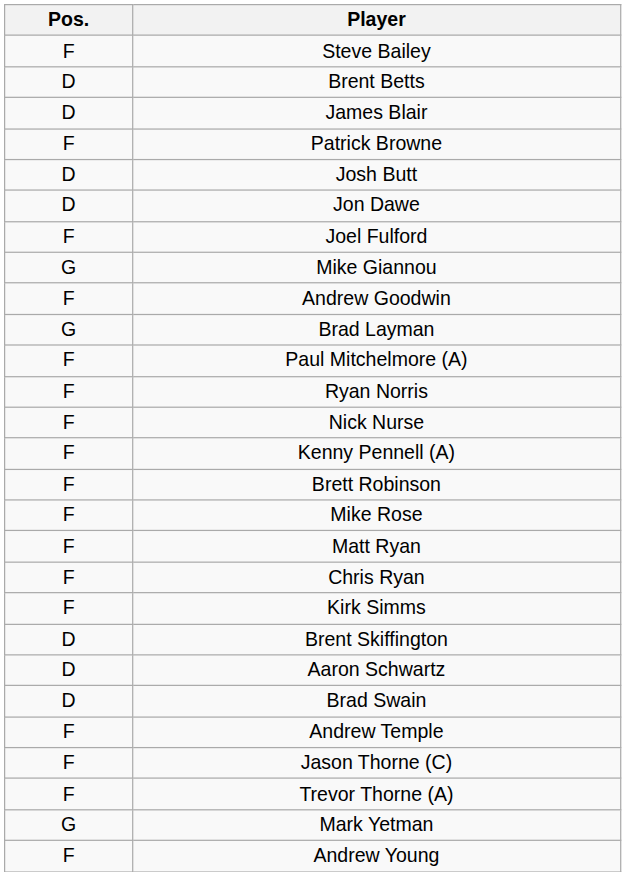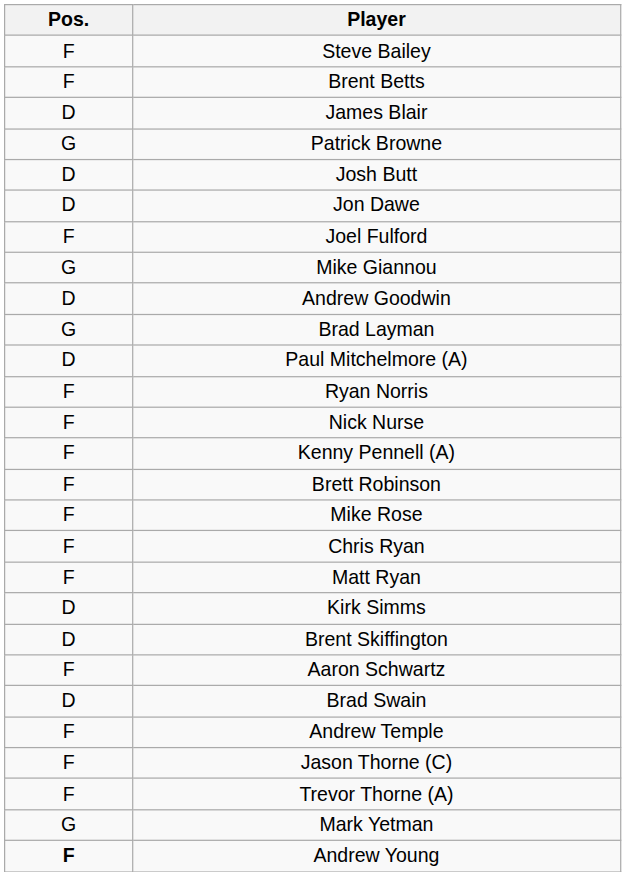(69, 81) D -> (69, 81) F
(69, 143) F -> (69, 143) G
(69, 298) F -> (69, 298) D
(69, 360) F -> (69, 360) D
rows swapped: (376, 577) <-> (376, 546)
(69, 608) F -> (69, 608) D
(69, 670) D -> (69, 670) F
(69, 855) normal -> (69, 855) bold
